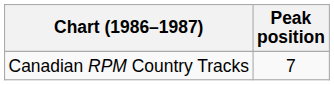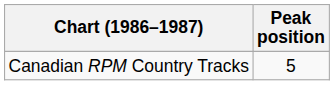(291, 65) 7 -> (291, 65) 5
